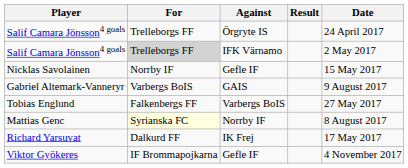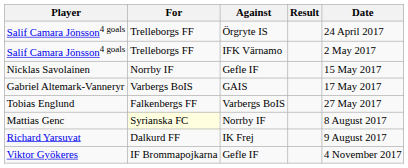(162, 51) lightgrey background -> (162, 51) no background
(355, 86) 9 August 2017 -> (353, 86) 17 May 2017
(353, 137) 17 May 2017 -> (355, 137) 9 August 2017
